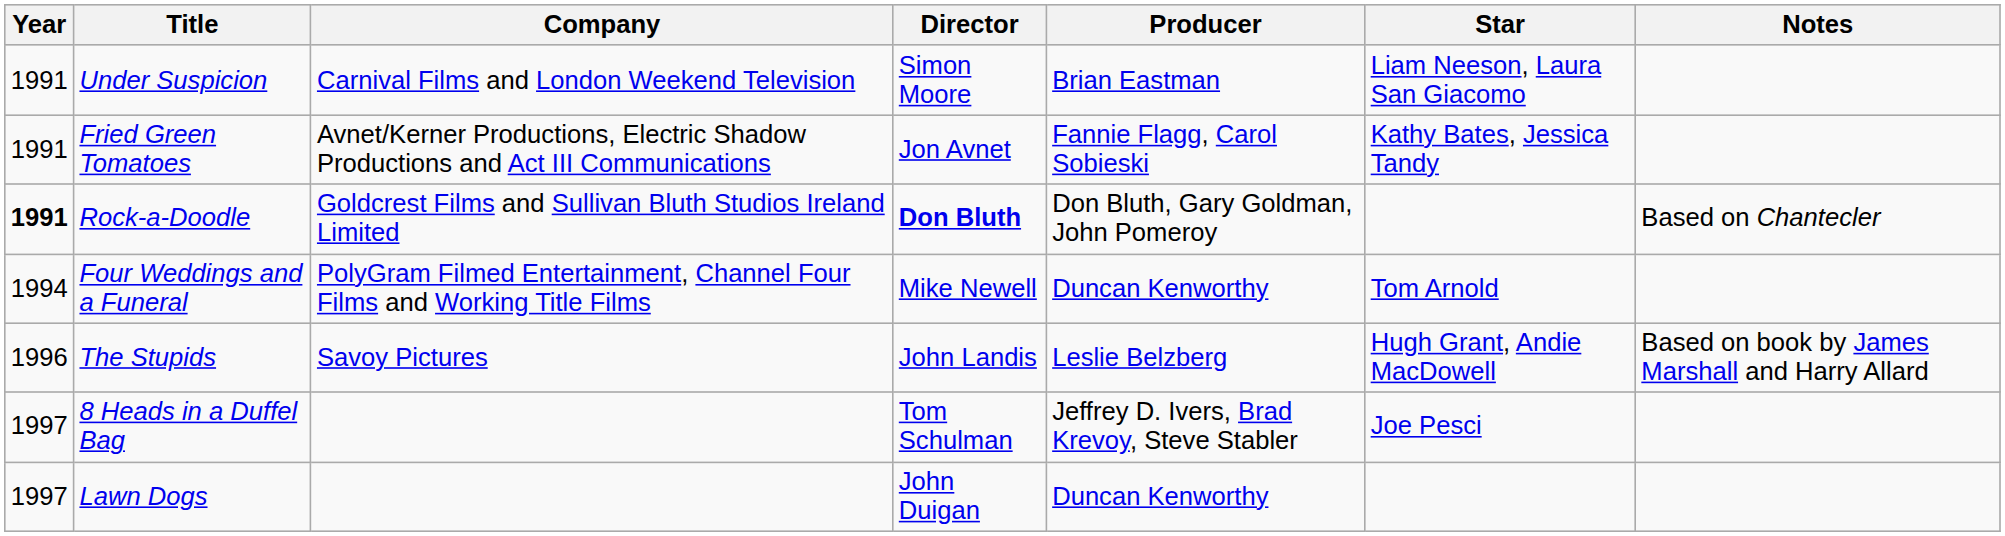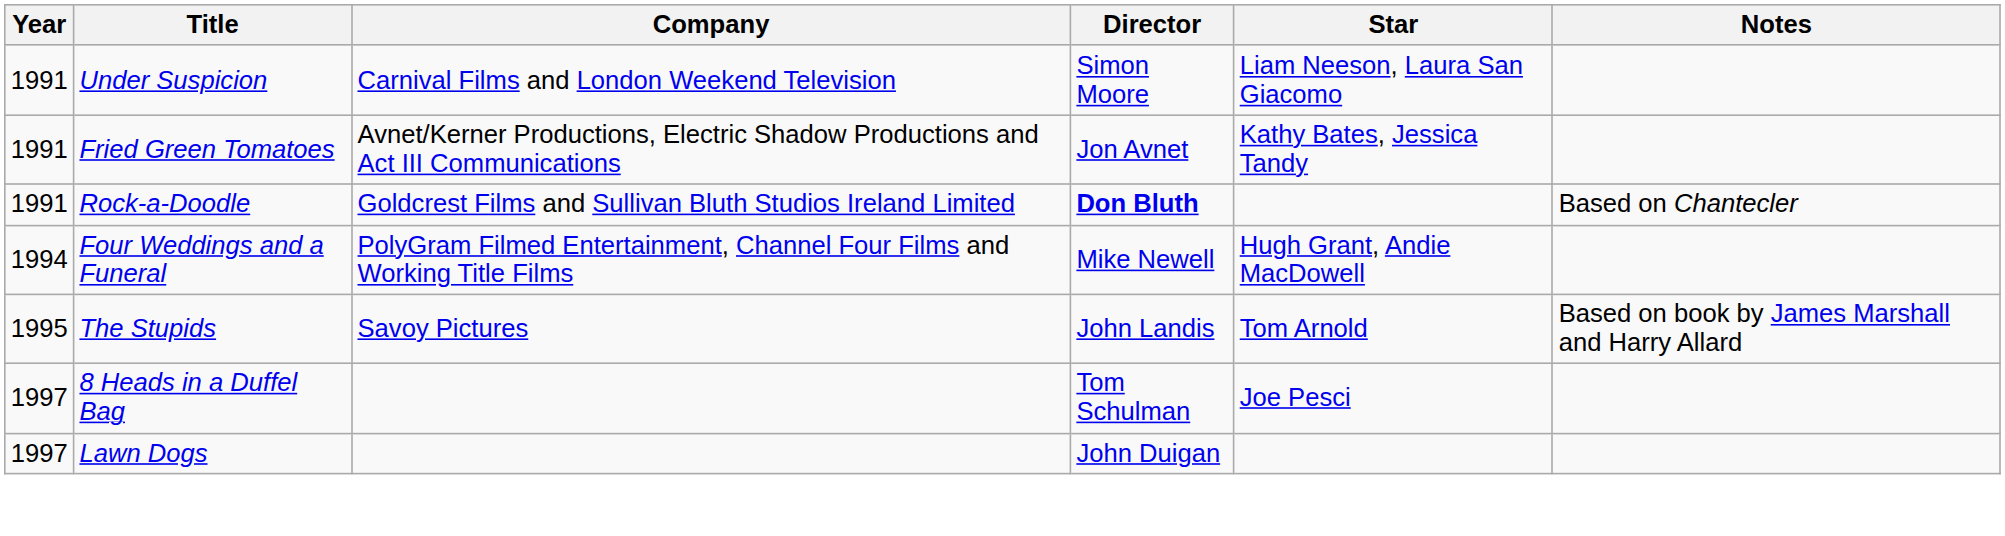- column: (1206, 24)
(39, 218) bold -> (39, 204) normal
(1435, 288) Tom Arnold -> (1345, 259) Hugh Grant, Andie MacDowell
(39, 357) 1996 -> (39, 328) 1995
(1476, 357) Hugh Grant, Andie MacDowell -> (1304, 328) Tom Arnold
